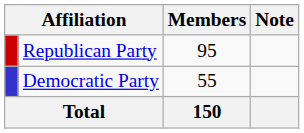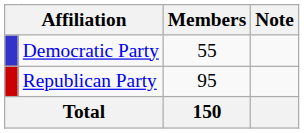rows swapped: (90, 50) <-> (91, 81)
